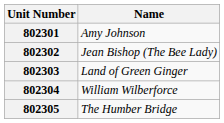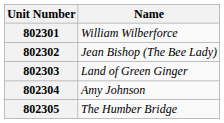(113, 33) Amy Johnson -> (129, 33) William Wilberforce
(129, 90) William Wilberforce -> (113, 90) Amy Johnson
